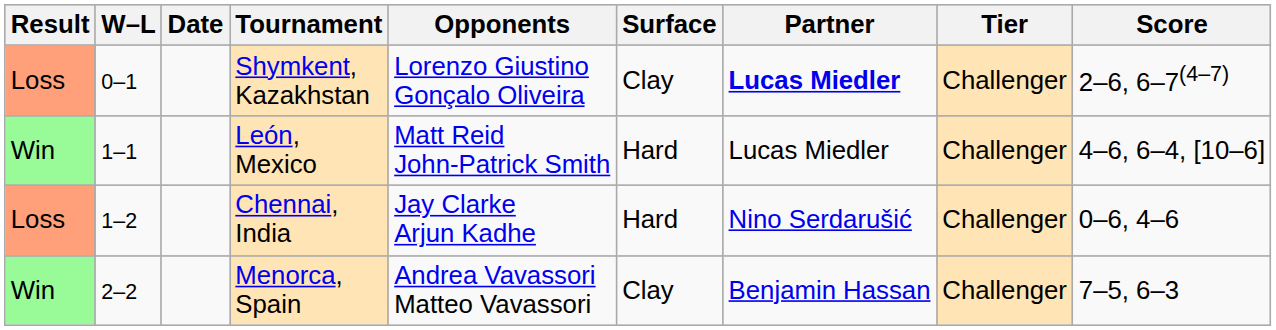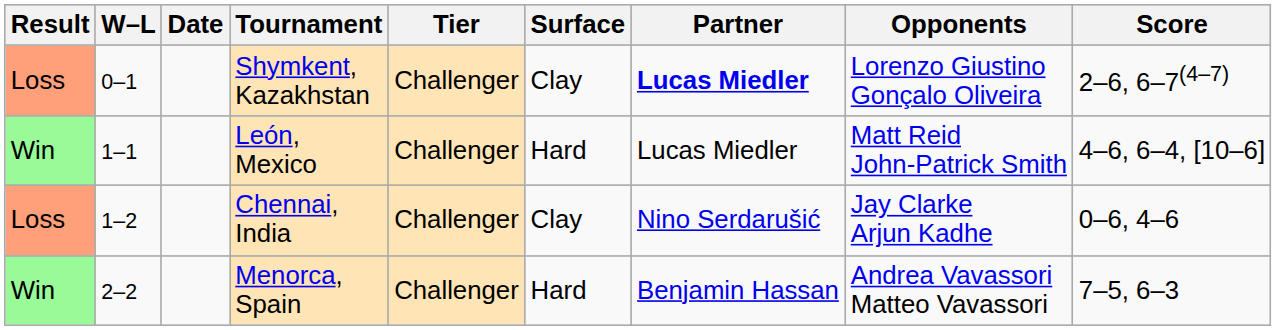columns swapped: (1005, 24) <-> (502, 24)
(650, 219) Hard -> (556, 219) Clay
(648, 289) Clay -> (559, 289) Hard
